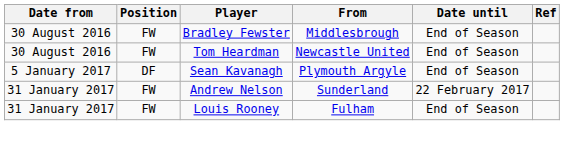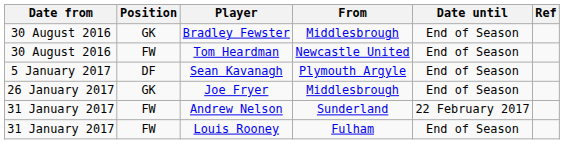(149, 34) FW -> (149, 34) GK
+ row: (236, 91)
